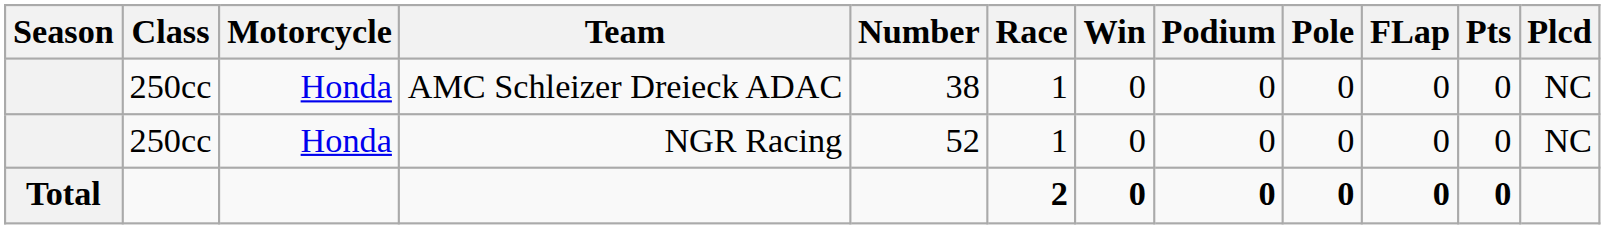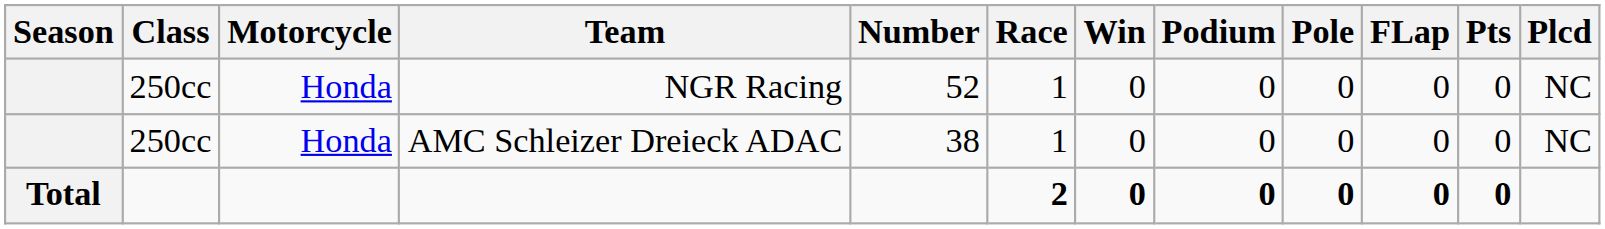rows swapped: (753, 140) <-> (625, 85)
